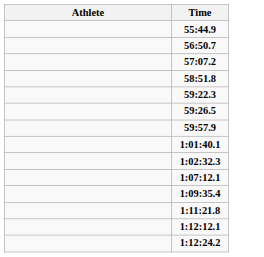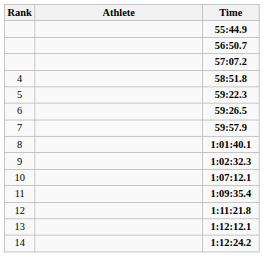+ column: (20, 12)
